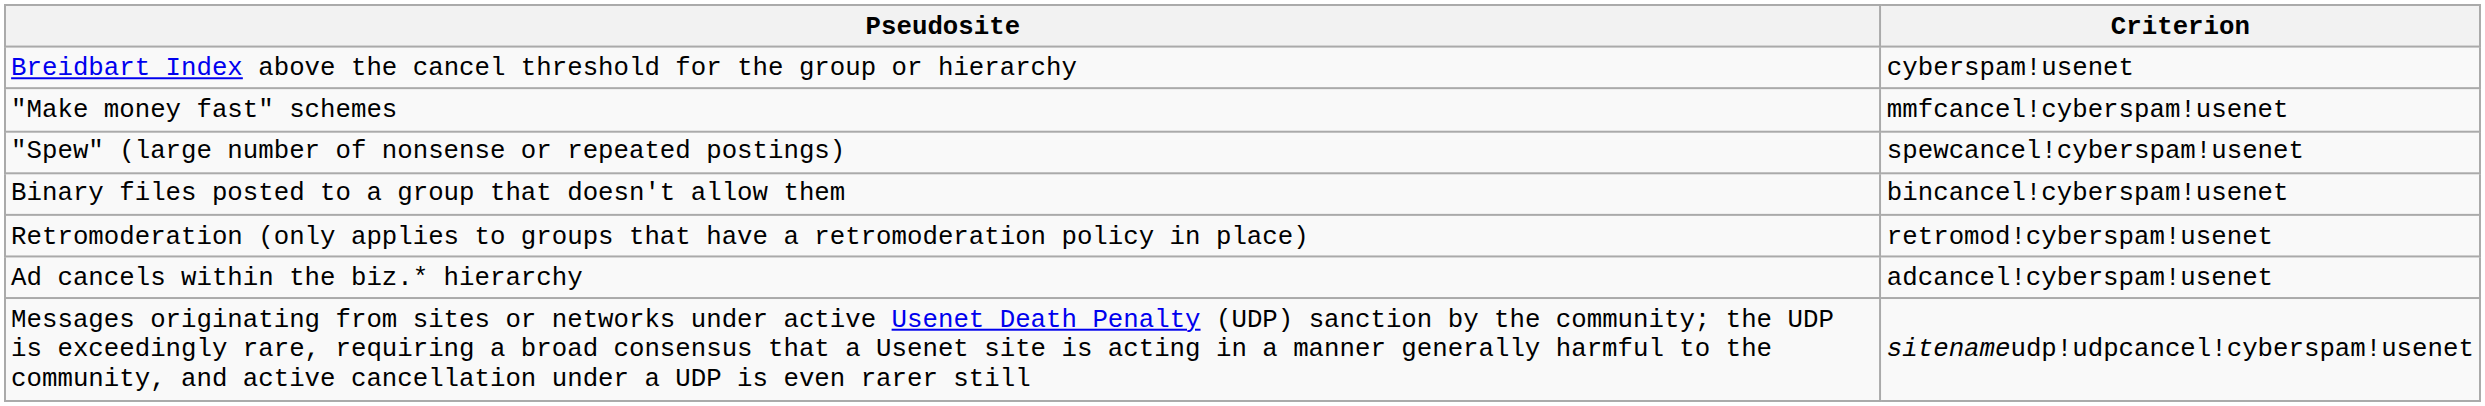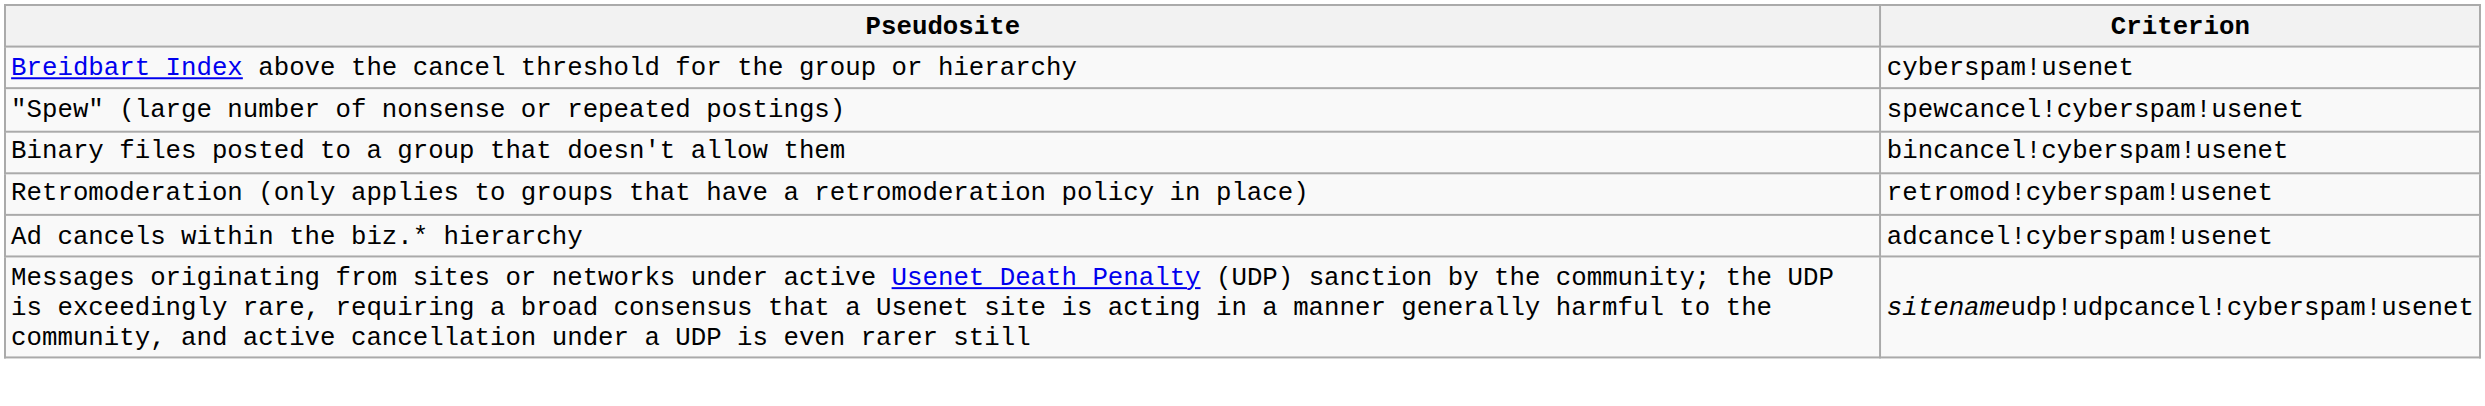- row: (204, 110)
